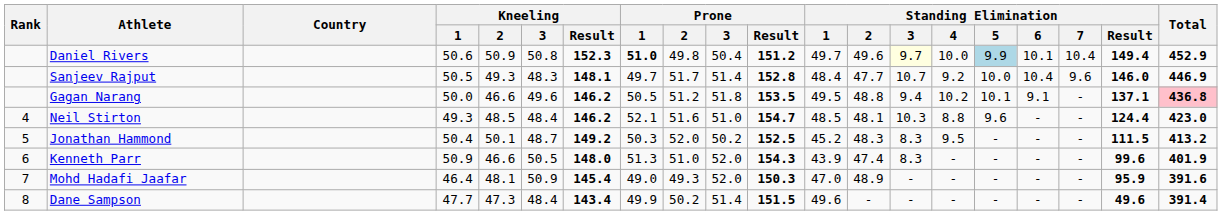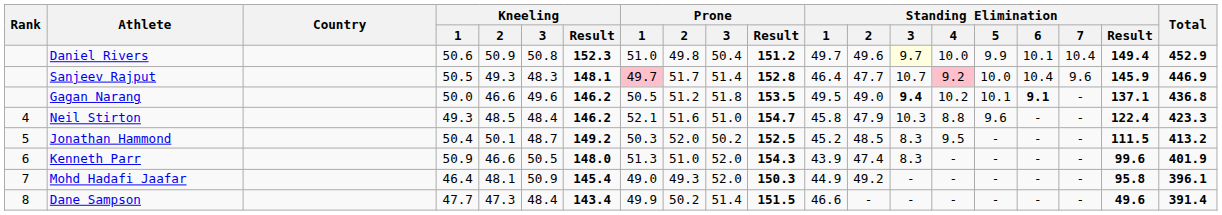(642, 56) bold -> (642, 56) normal
(996, 56) lightblue background -> (996, 56) no background
(642, 76) no background -> (642, 76) pink background
(826, 76) 48.4 -> (826, 76) 46.4
(953, 76) no background -> (953, 76) pink background
(1130, 76) 146.0 -> (1130, 76) 145.9
(868, 97) 48.8 -> (868, 97) 49.0
(911, 97) normal -> (911, 97) bold
(1038, 97) normal -> (1038, 97) bold
(1188, 97) pink background -> (1188, 97) no background
(826, 118) 48.5 -> (826, 118) 45.8
(868, 118) 48.1 -> (868, 118) 47.9
(1130, 118) 124.4 -> (1130, 118) 122.4
(1188, 118) 423.0 -> (1188, 118) 423.3
(868, 138) 48.3 -> (868, 138) 48.5
(826, 179) 47.0 -> (826, 179) 44.9
(868, 179) 48.9 -> (868, 179) 49.2
(1130, 179) 95.9 -> (1130, 179) 95.8
(1188, 179) 391.6 -> (1188, 179) 396.1
(826, 200) 49.6 -> (826, 200) 46.6
